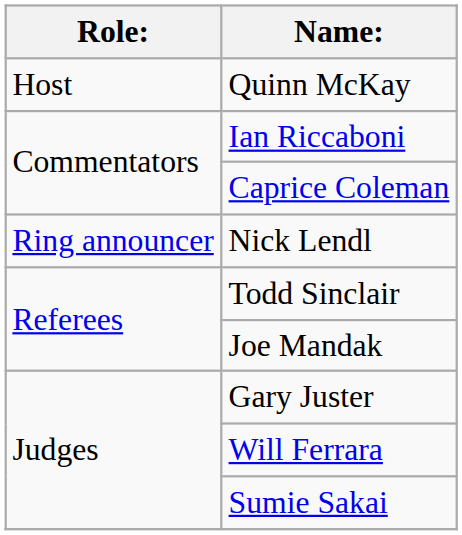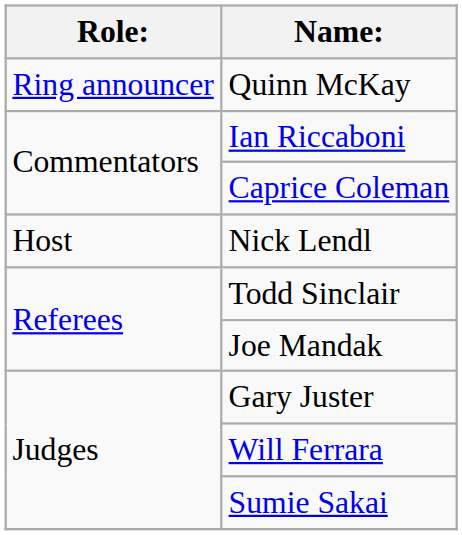(42, 83) Host -> (113, 83) Ring announcer
(113, 240) Ring announcer -> (42, 240) Host
